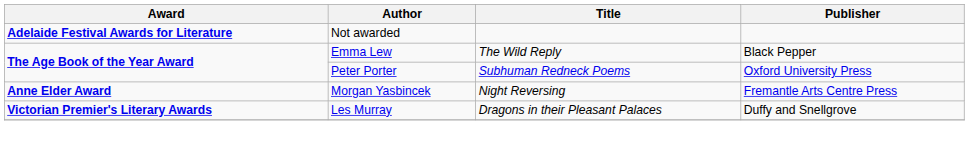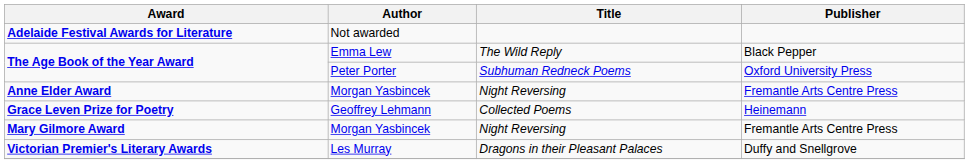+ row: (90, 110)
+ row: (66, 129)
